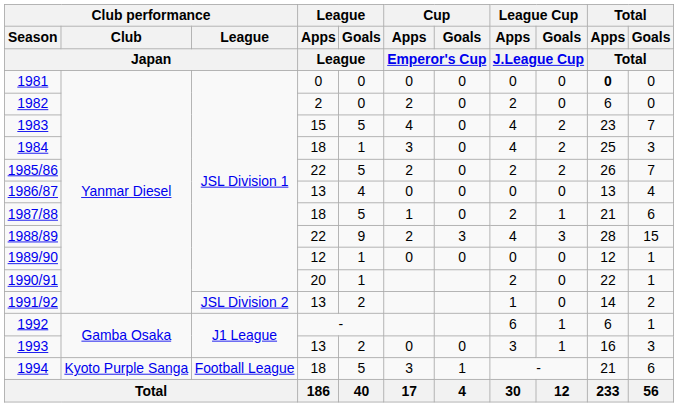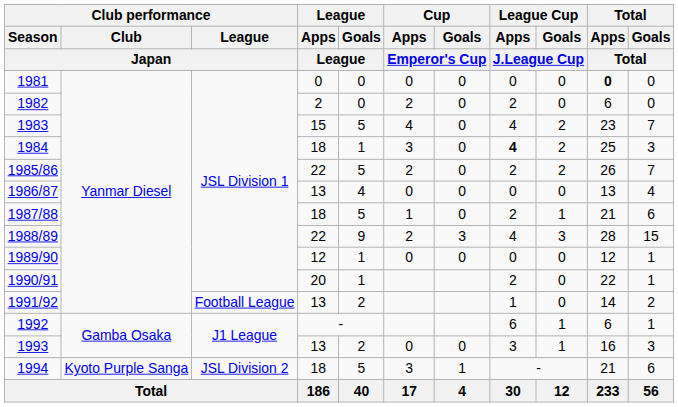(513, 147) normal -> (513, 147) bold
(245, 302) JSL Division 2 -> (245, 302) Football League
(245, 368) Football League -> (245, 368) JSL Division 2
